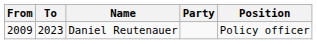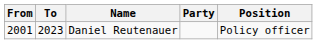(20, 30) 2009 -> (20, 30) 2001
